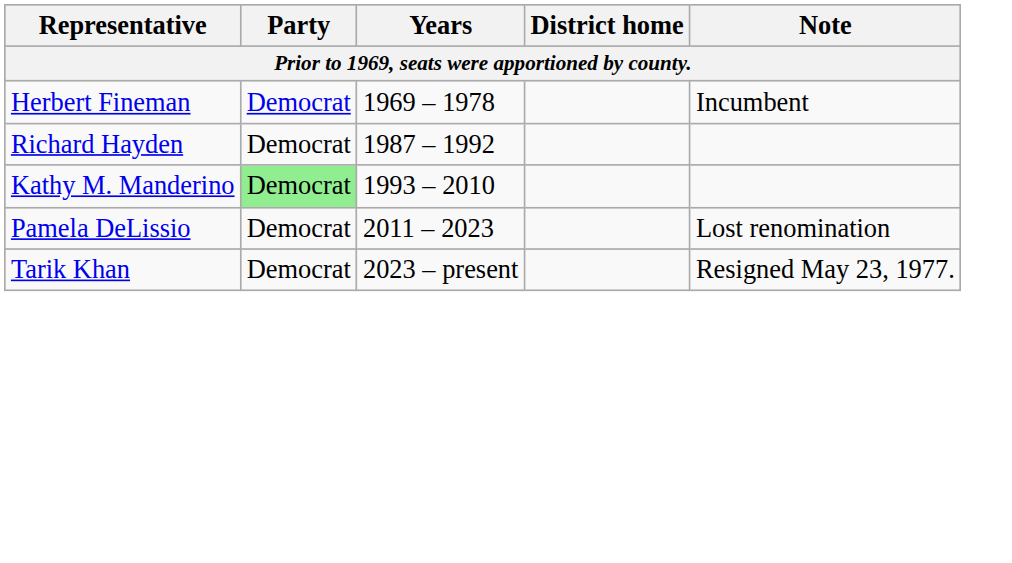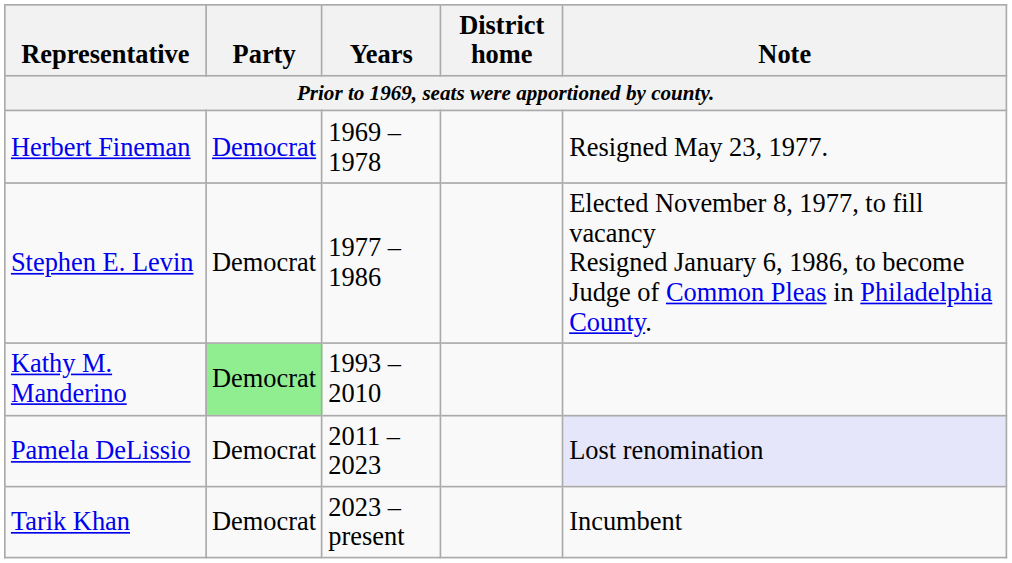(752, 102) Incumbent -> (699, 146) Resigned May 23, 1977.
+ row: (102, 262)
- row: (97, 143)
(793, 227) no background -> (666, 450) lavender background
(825, 269) Resigned May 23, 1977. -> (626, 522) Incumbent
